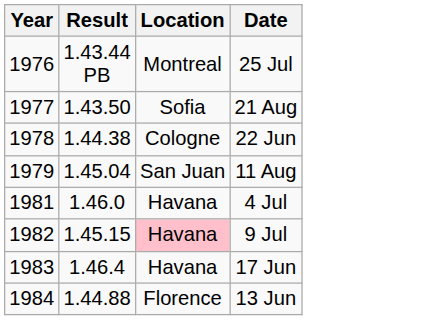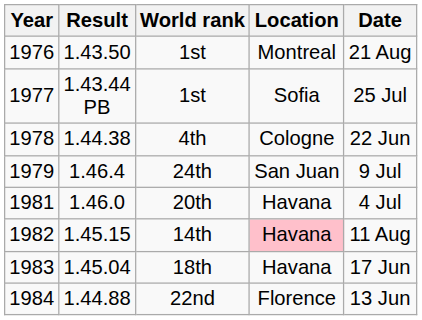+ column: (192, 20)
(97, 63) 1.43.44 PB -> (97, 52) 1.43.50
(266, 63) 25 Jul -> (380, 52) 21 Aug
(97, 107) 1.43.50 -> (97, 95) 1.43.44 PB
(266, 107) 21 Aug -> (380, 95) 25 Jul
(97, 171) 1.45.04 -> (97, 171) 1.46.4
(266, 171) 11 Aug -> (380, 171) 9 Jul
(266, 235) 9 Jul -> (380, 235) 11 Aug
(97, 266) 1.46.4 -> (97, 266) 1.45.04
